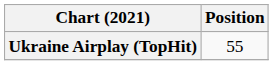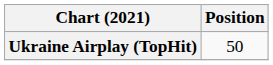(235, 45) 55 -> (235, 45) 50
